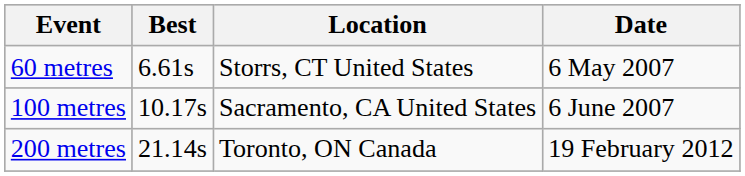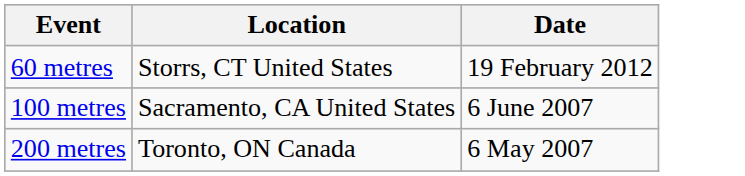- column: (172, 25)
(611, 66) 6 May 2007 -> (560, 66) 19 February 2012
(641, 149) 19 February 2012 -> (530, 149) 6 May 2007
